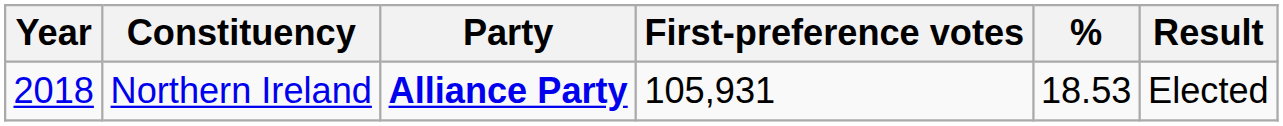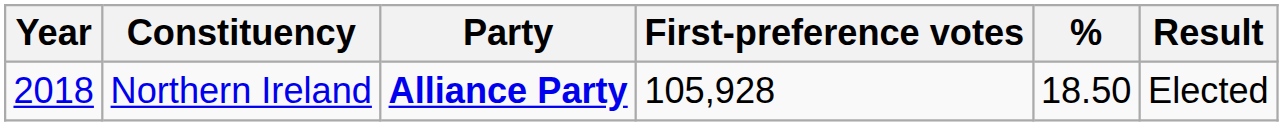(710, 90) 105,931 -> (710, 90) 105,928
(1086, 90) 18.53 -> (1086, 90) 18.50
